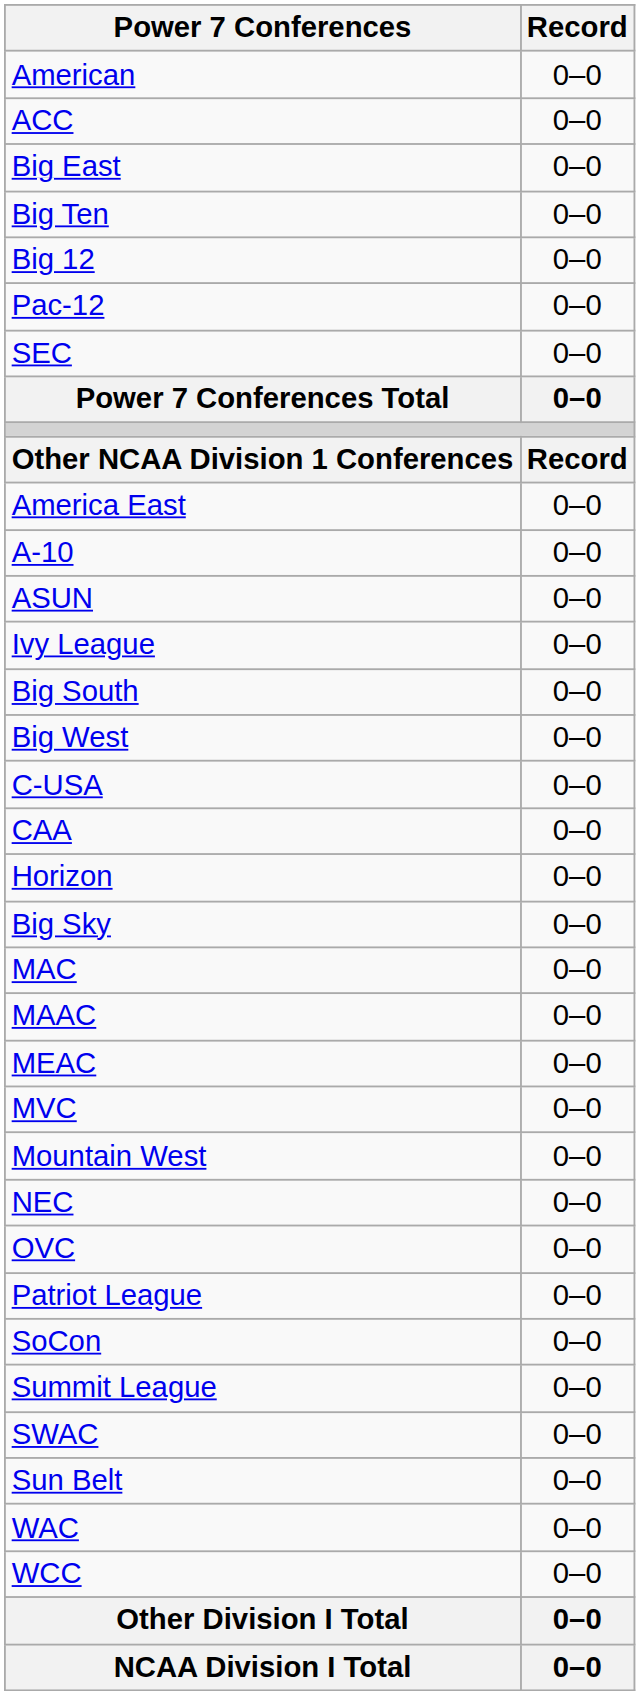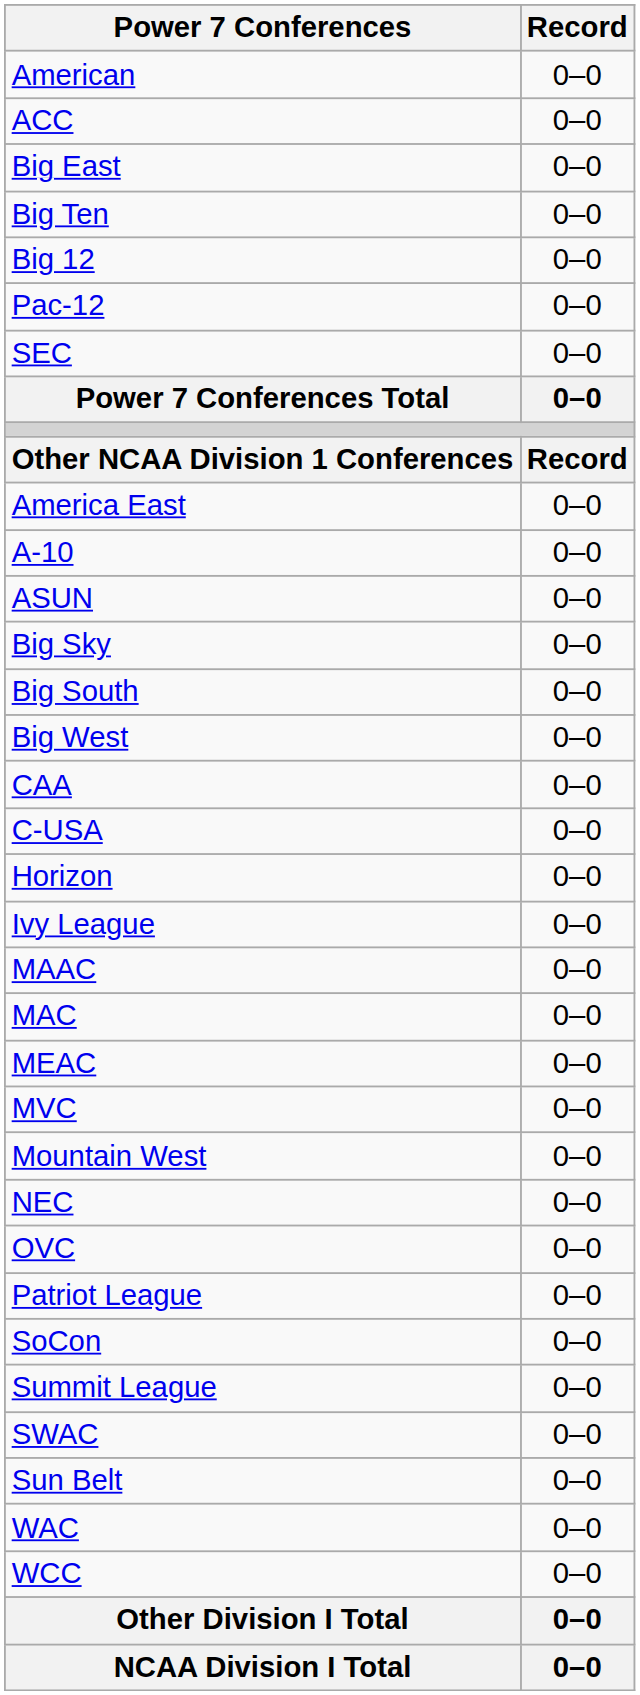rows swapped: (61, 923) <-> (83, 644)
rows swapped: (42, 830) <-> (57, 784)
rows swapped: (54, 1016) <-> (44, 969)
